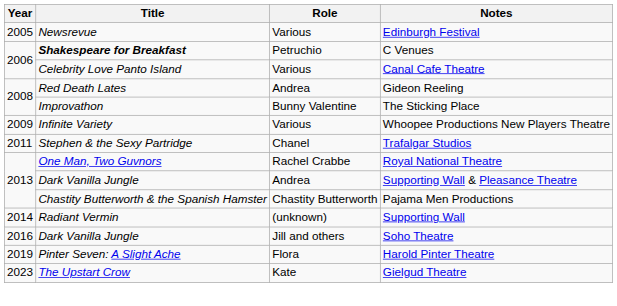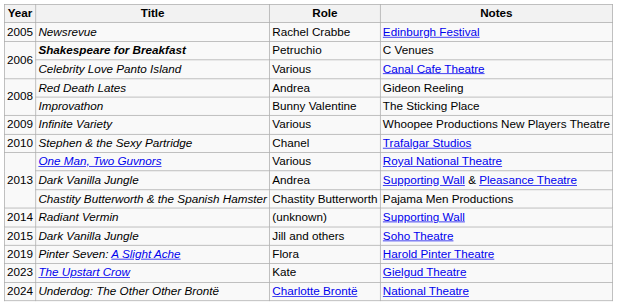(292, 32) Various -> (311, 32) Rachel Crabbe
(20, 143) 2011 -> (20, 143) 2010
(311, 161) Rachel Crabbe -> (292, 161) Various
(20, 236) 2016 -> (20, 236) 2015
+ row: (426, 291)
